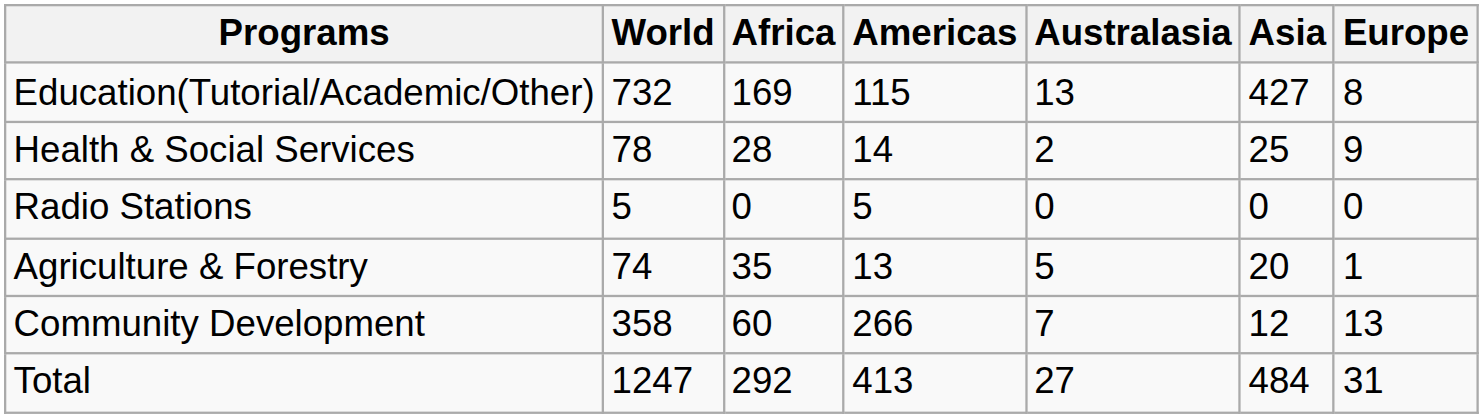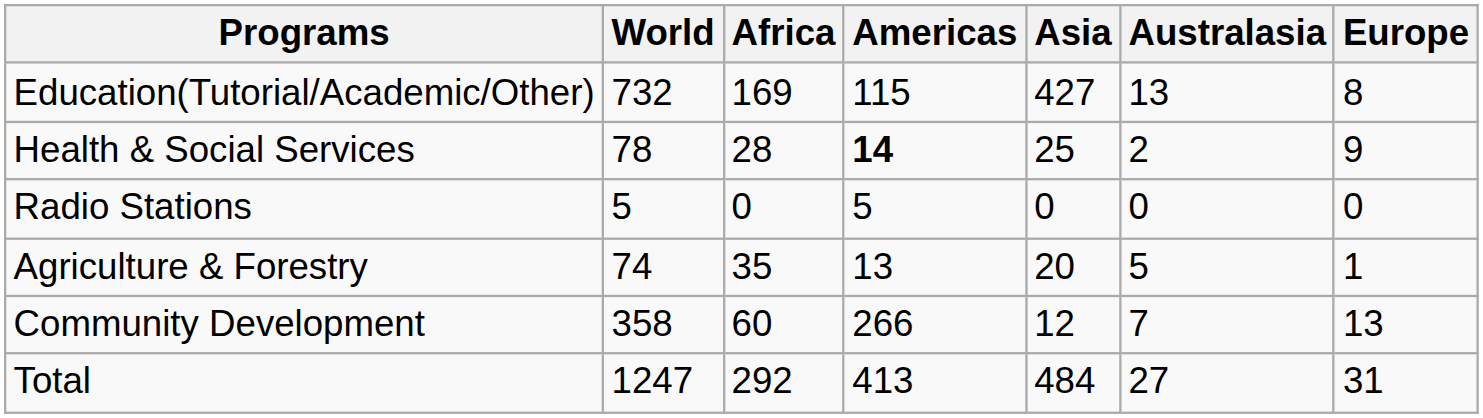columns swapped: (1287, 33) <-> (1133, 33)
(873, 149) normal -> (873, 149) bold
